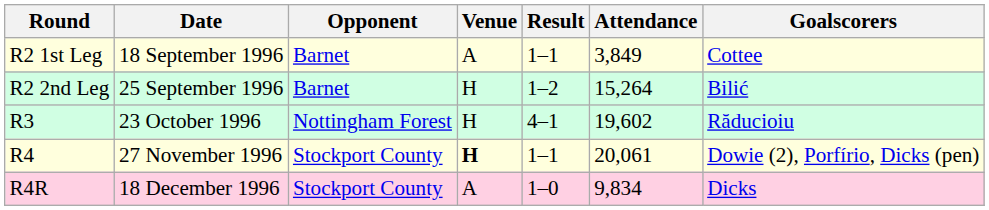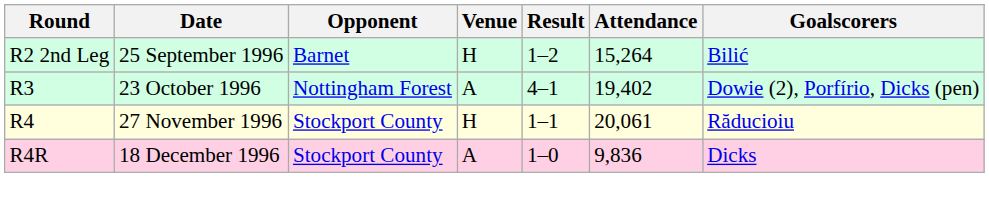- row: (56, 54)
(469, 121) H -> (469, 88) A
(623, 121) 19,602 -> (623, 88) 19,402
(751, 121) Răducioiu -> (843, 88) Dowie (2), Porfírio, Dicks (pen)
(470, 155) bold -> (469, 121) normal
(843, 155) Dowie (2), Porfírio, Dicks (pen) -> (751, 121) Răducioiu
(618, 188) 9,834 -> (618, 155) 9,836
